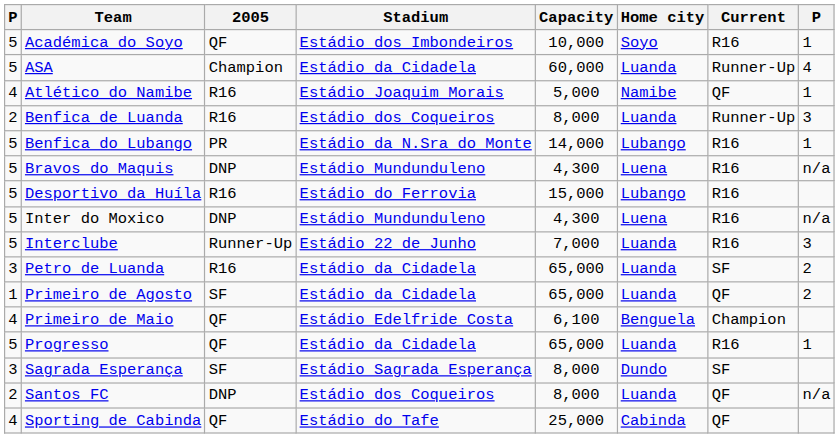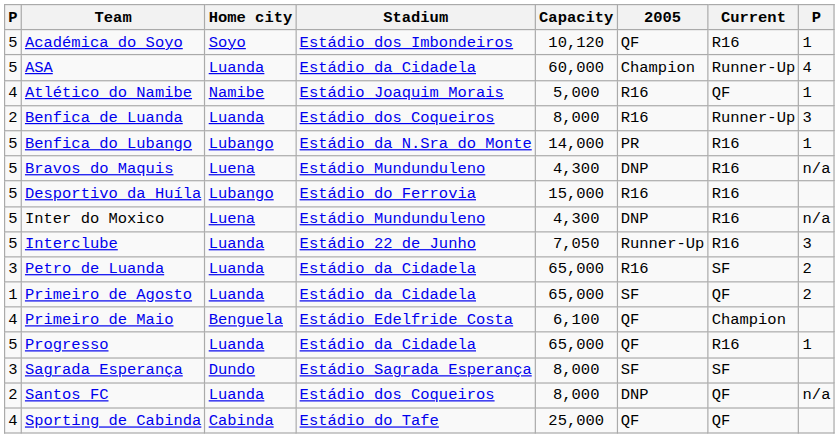columns swapped: (663, 17) <-> (250, 17)
(576, 42) 10,000 -> (576, 42) 10,120
(576, 244) 7,000 -> (576, 244) 7,050
